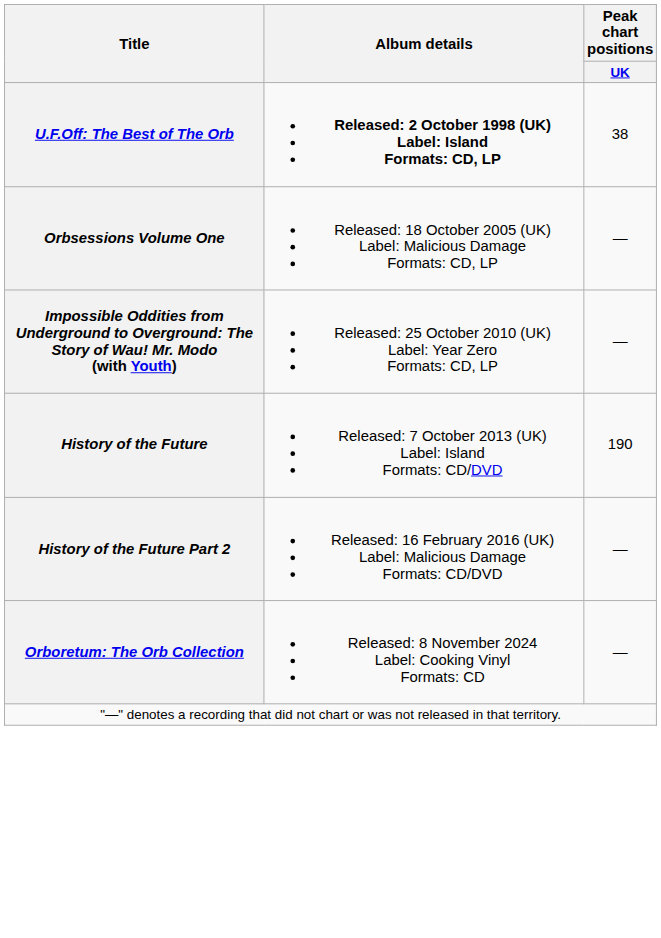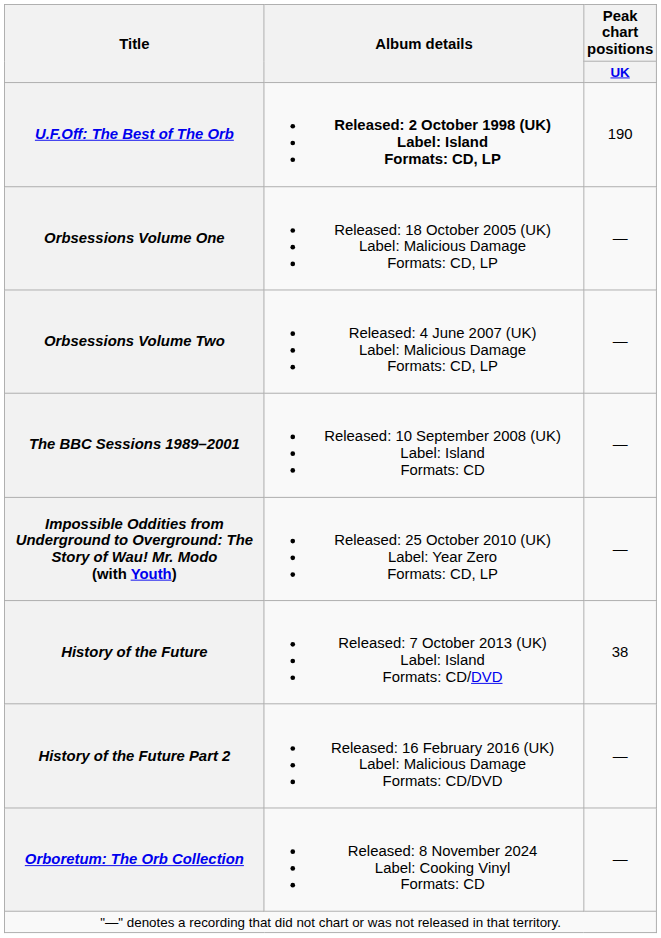(620, 134) 38 -> (620, 134) 190
+ row: (134, 341)
+ row: (134, 445)
(620, 445) 190 -> (620, 652) 38
